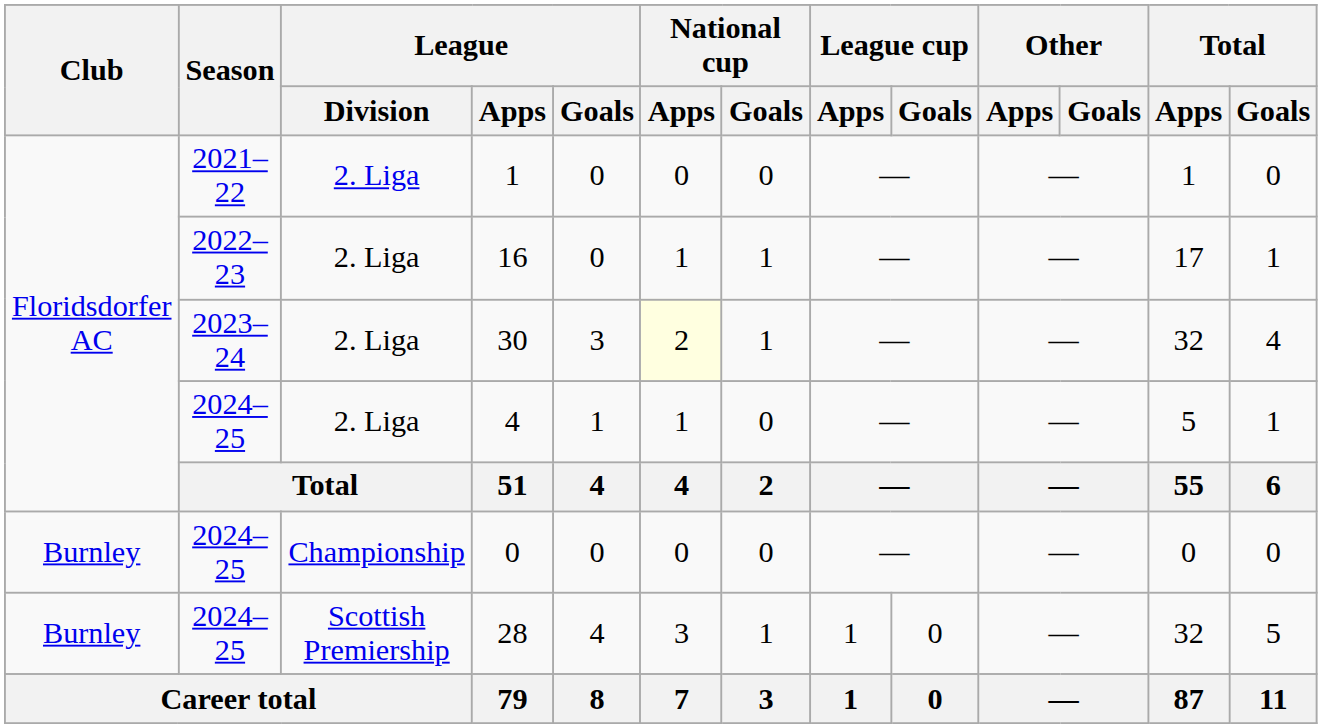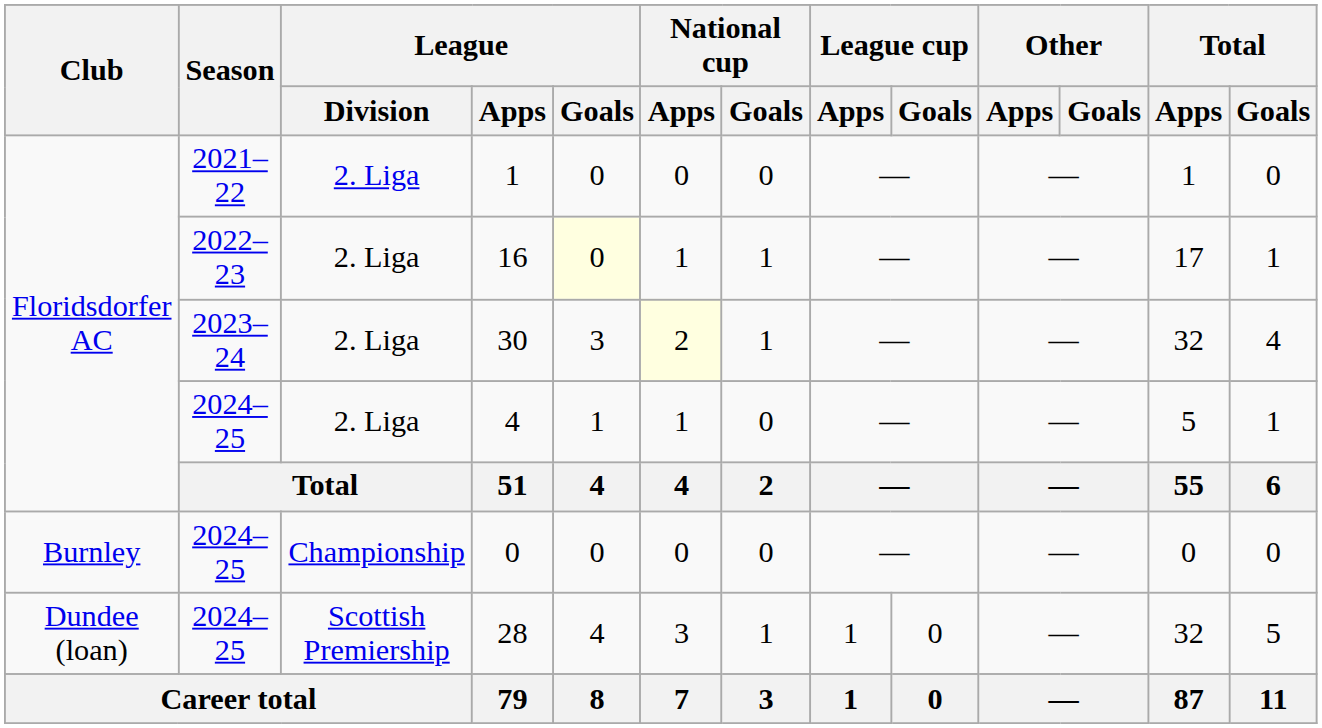(597, 257) no background -> (597, 257) lightyellow background
(92, 633) Burnley -> (92, 633) Dundee (loan)
